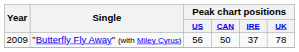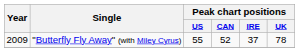(198, 40) 56 -> (198, 40) 55
(225, 40) 50 -> (225, 40) 52
